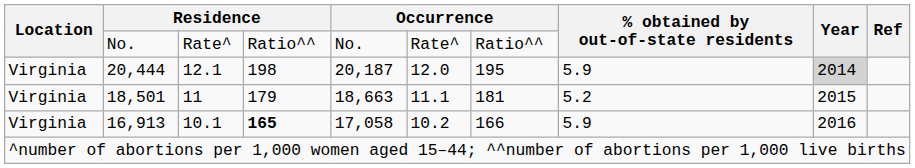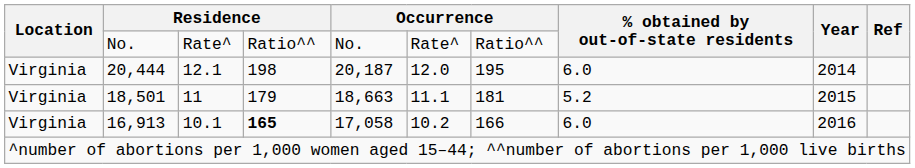(577, 71) 5.9 -> (577, 71) 6.0
(837, 71) lightgrey background -> (837, 71) no background
(577, 124) 5.9 -> (577, 124) 6.0
